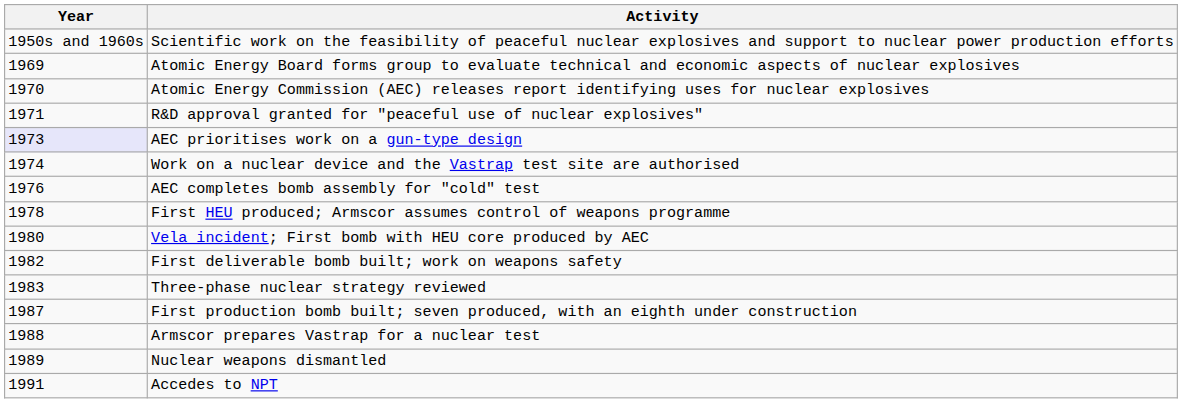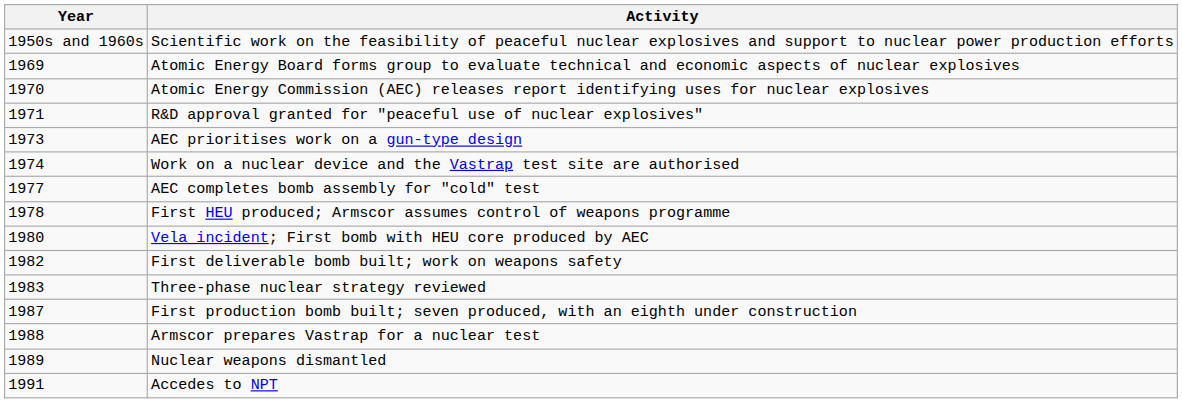(26, 140) lavender background -> (26, 140) no background
(26, 189) 1976 -> (26, 189) 1977
